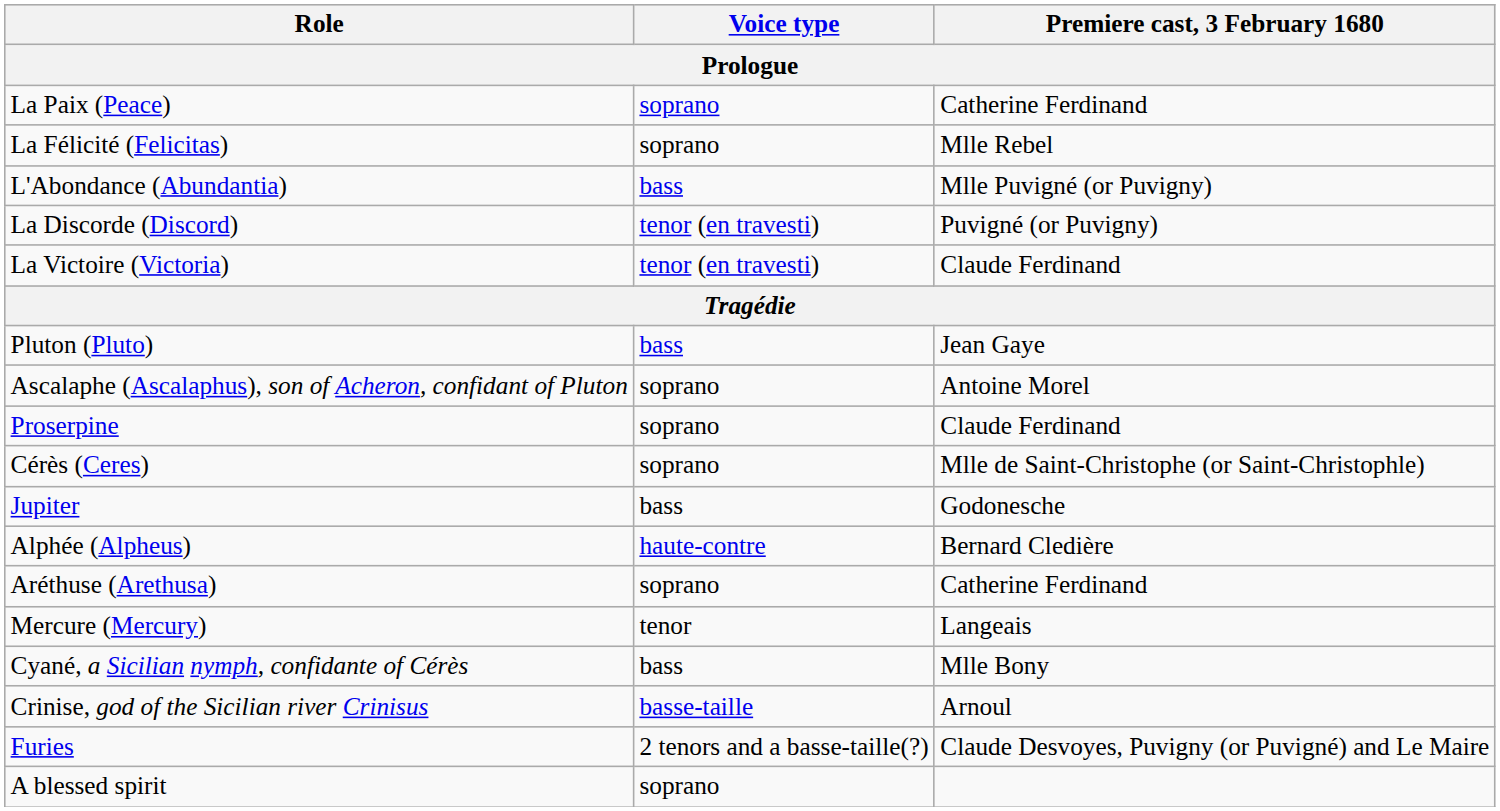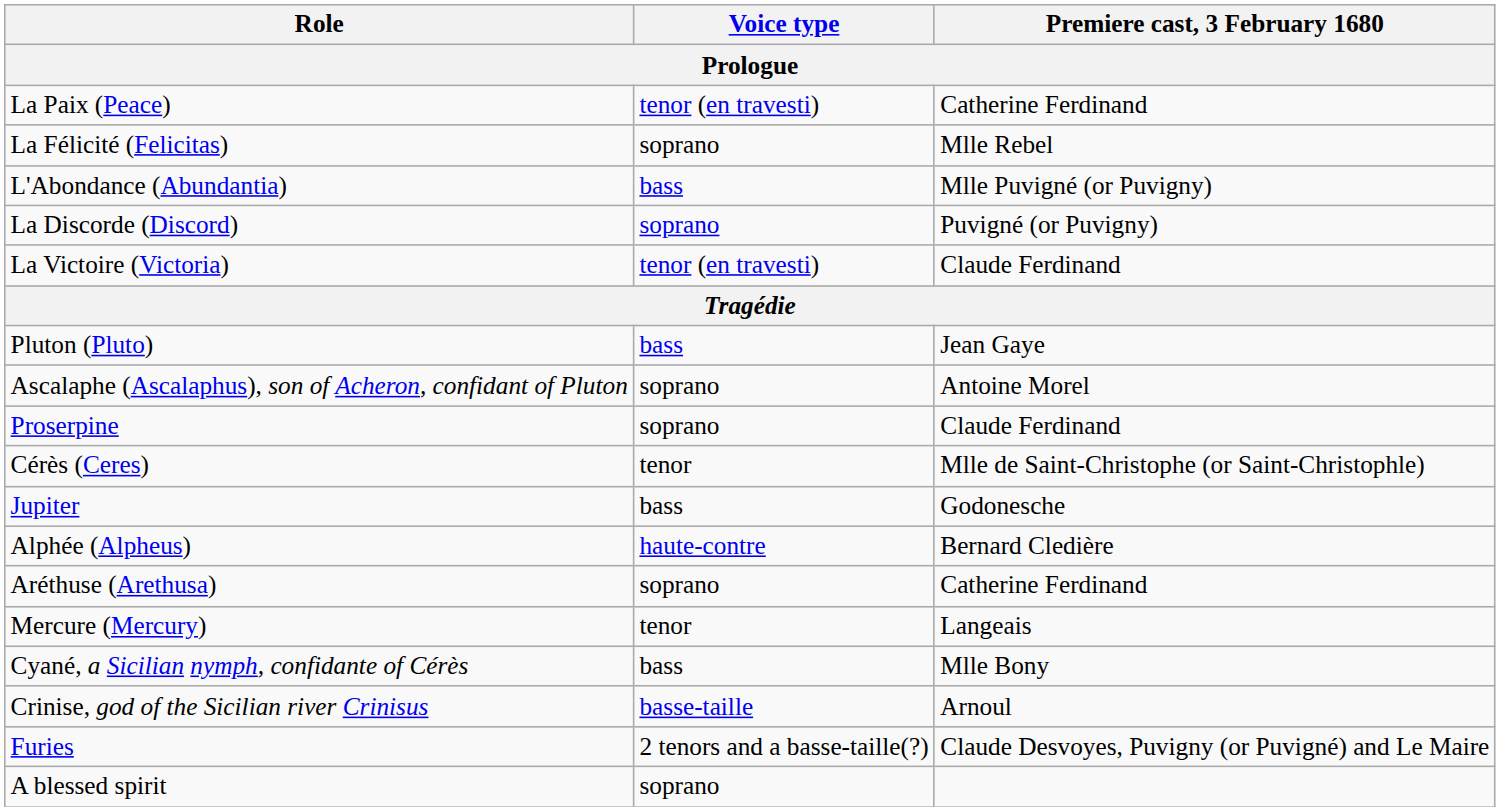(679, 104) soprano -> (729, 104) tenor (en travesti)
(729, 225) tenor (en travesti) -> (679, 225) soprano
(679, 465) soprano -> (665, 465) tenor
